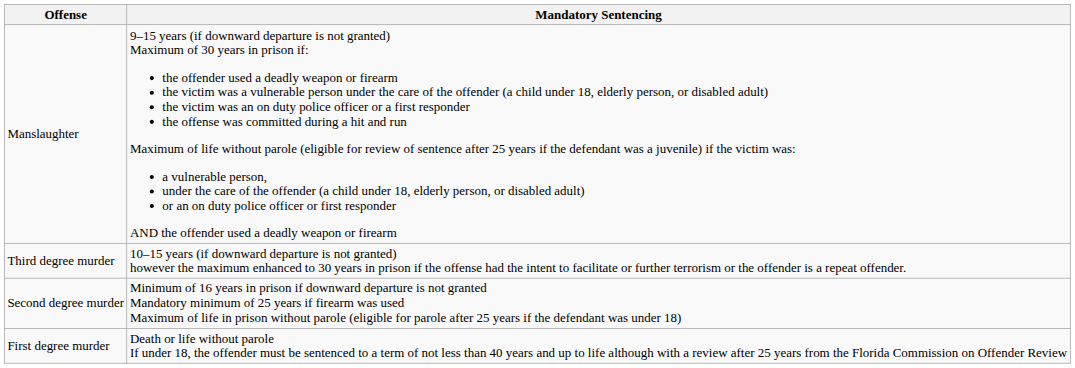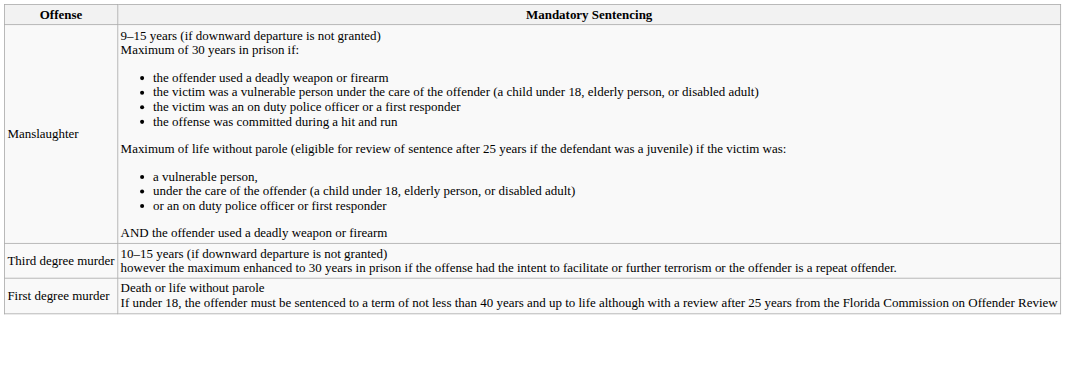- row: (66, 303)
